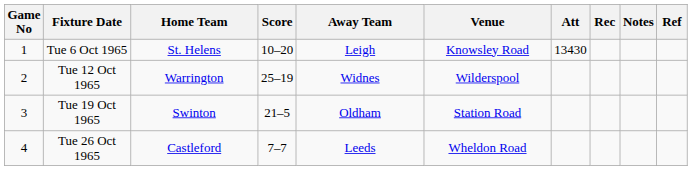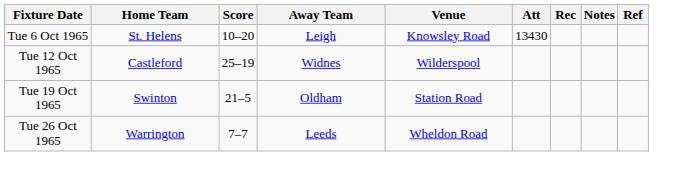- column: (24, 22)
(194, 77) Warrington -> (155, 63) Castleford
(194, 148) Castleford -> (155, 133) Warrington
